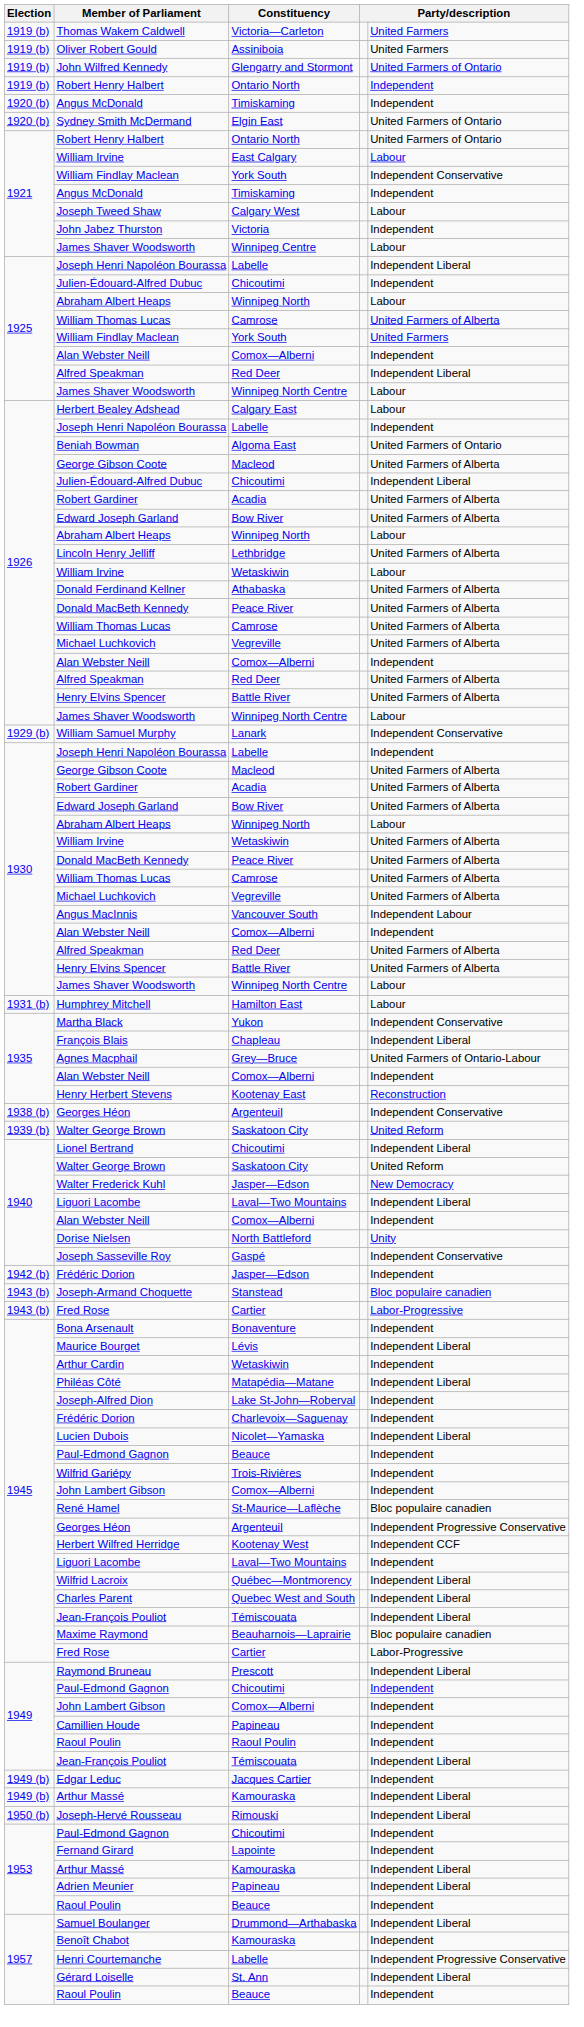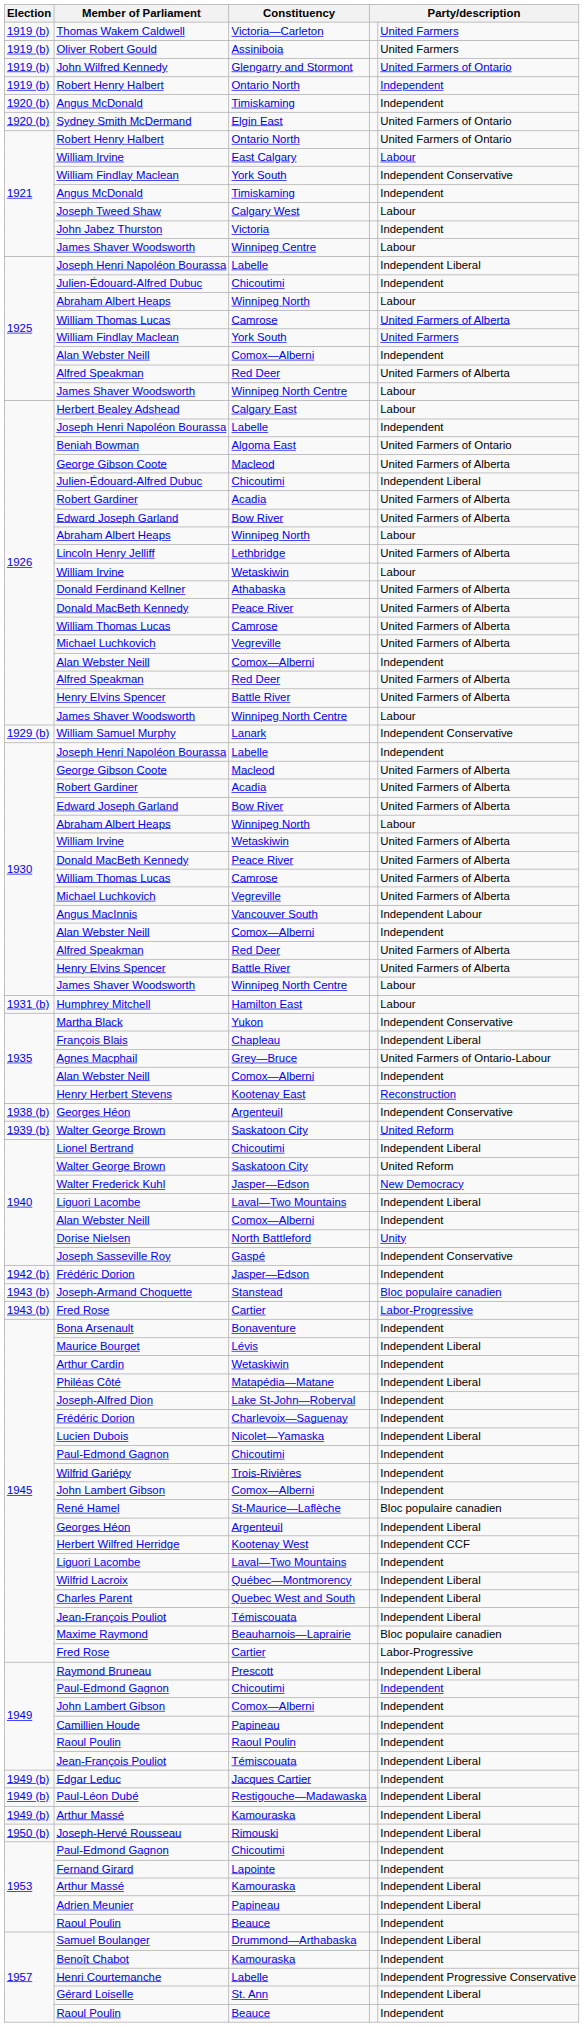(420, 373) Independent Liberal -> (445, 373) United Farmers of Alberta
(251, 1454) Beauce -> (258, 1454) Chicoutimi
(468, 1526) Independent Progressive Conservative -> (430, 1526) Independent Liberal
+ row: (28, 1797)
